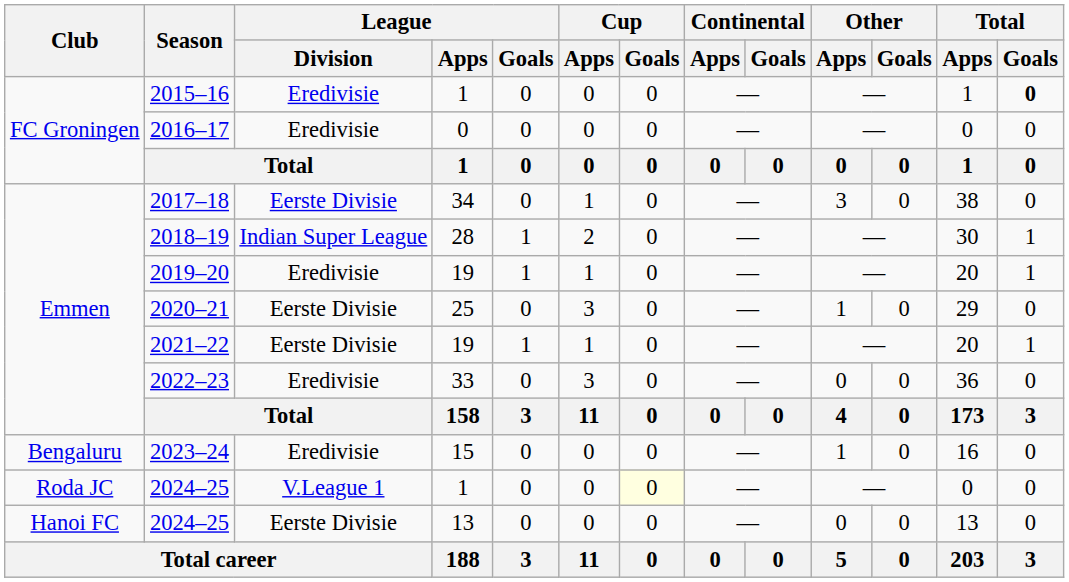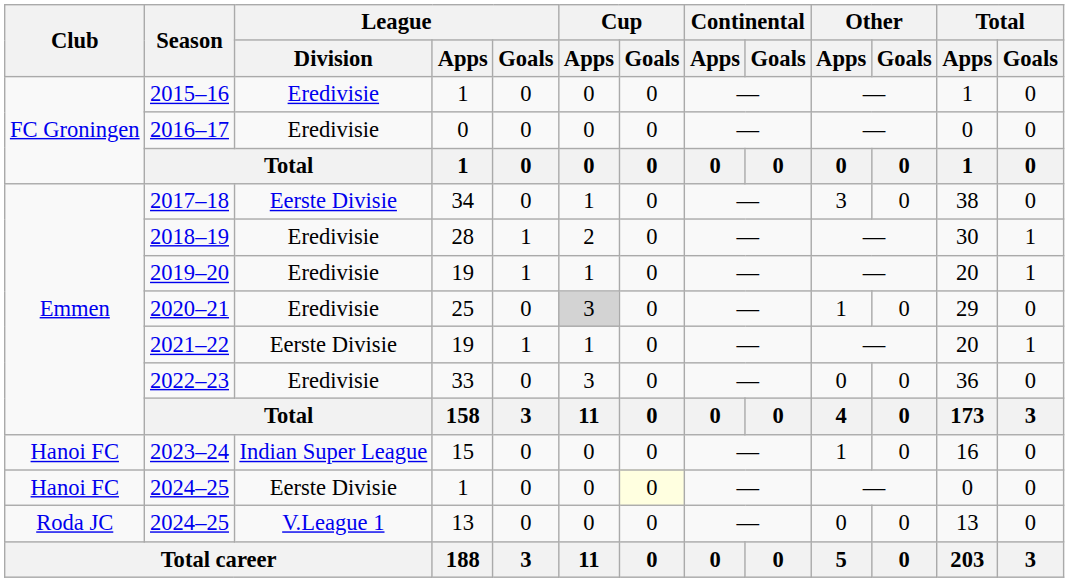(1030, 93) bold -> (1030, 93) normal
(333, 237) Indian Super League -> (333, 237) Eredivisie
(333, 308) Eerste Divisie -> (333, 308) Eredivisie
(589, 308) no background -> (589, 308) lightgrey background
(75, 451) Bengaluru -> (75, 451) Hanoi FC
(333, 451) Eredivisie -> (333, 451) Indian Super League
(75, 487) Roda JC -> (75, 487) Hanoi FC
(333, 487) V.League 1 -> (333, 487) Eerste Divisie
(75, 523) Hanoi FC -> (75, 523) Roda JC
(333, 523) Eerste Divisie -> (333, 523) V.League 1
